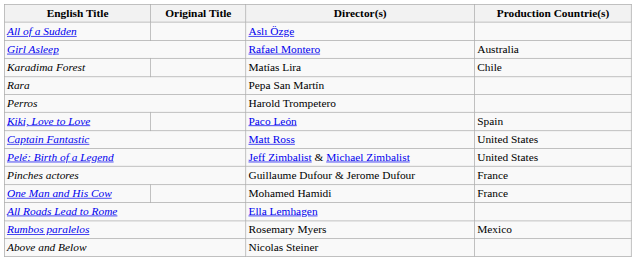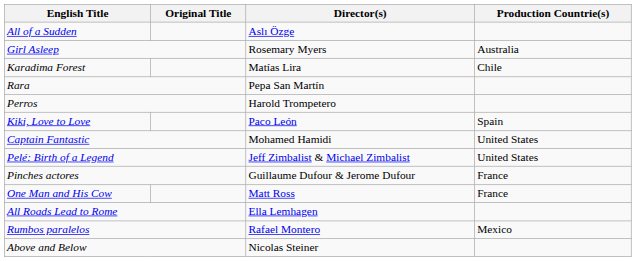(284, 49) Rafael Montero -> (287, 49) Rosemary Myers
(272, 139) Matt Ross -> (290, 139) Mohamed Hamidi
(290, 193) Mohamed Hamidi -> (272, 193) Matt Ross
(287, 229) Rosemary Myers -> (284, 229) Rafael Montero
